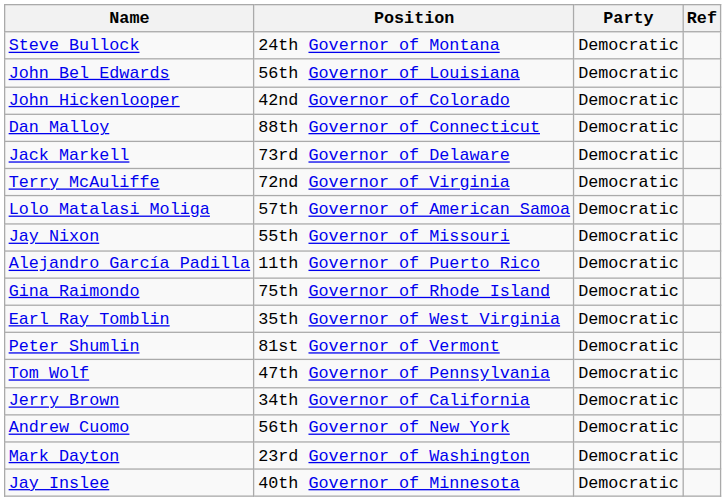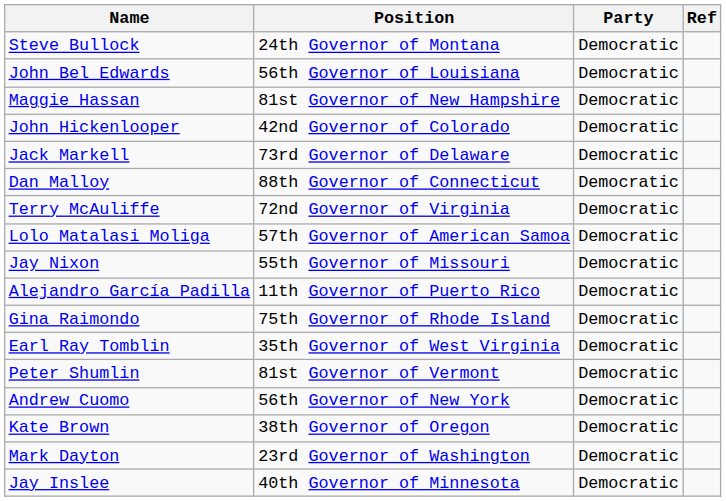+ row: (74, 100)
rows swapped: (59, 128) <-> (69, 155)
- row: (49, 374)
- row: (64, 401)
+ row: (59, 428)
